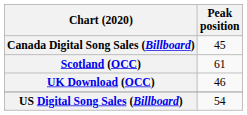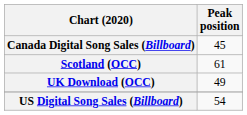(220, 82) 46 -> (220, 82) 49
